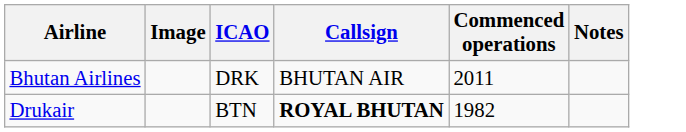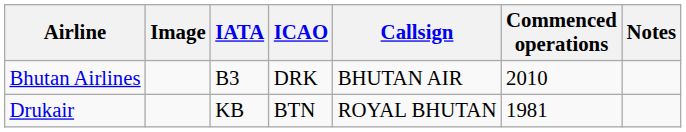+ column: (240, 32)
(474, 77) 2011 -> (527, 77) 2010
(361, 110) bold -> (417, 110) normal
(474, 110) 1982 -> (527, 110) 1981
